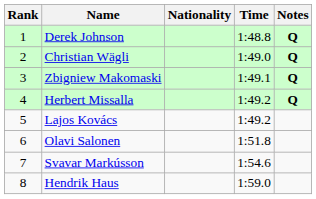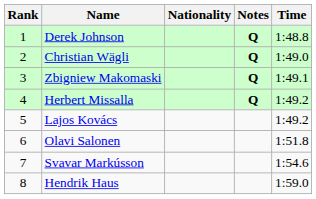columns swapped: (254, 15) <-> (293, 15)
